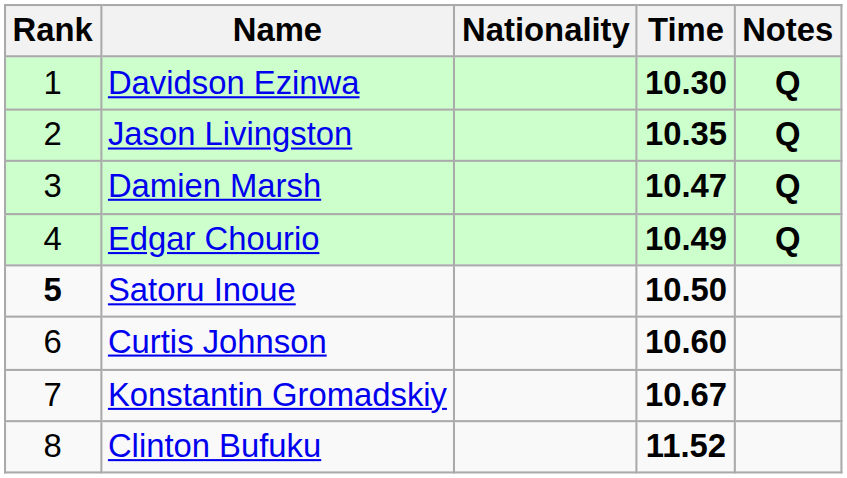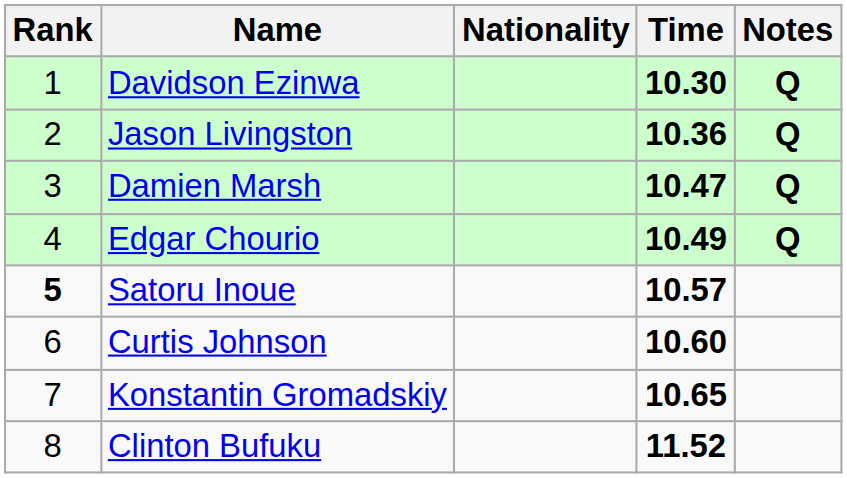(686, 134) 10.35 -> (686, 134) 10.36
(686, 290) 10.50 -> (686, 290) 10.57
(686, 394) 10.67 -> (686, 394) 10.65
